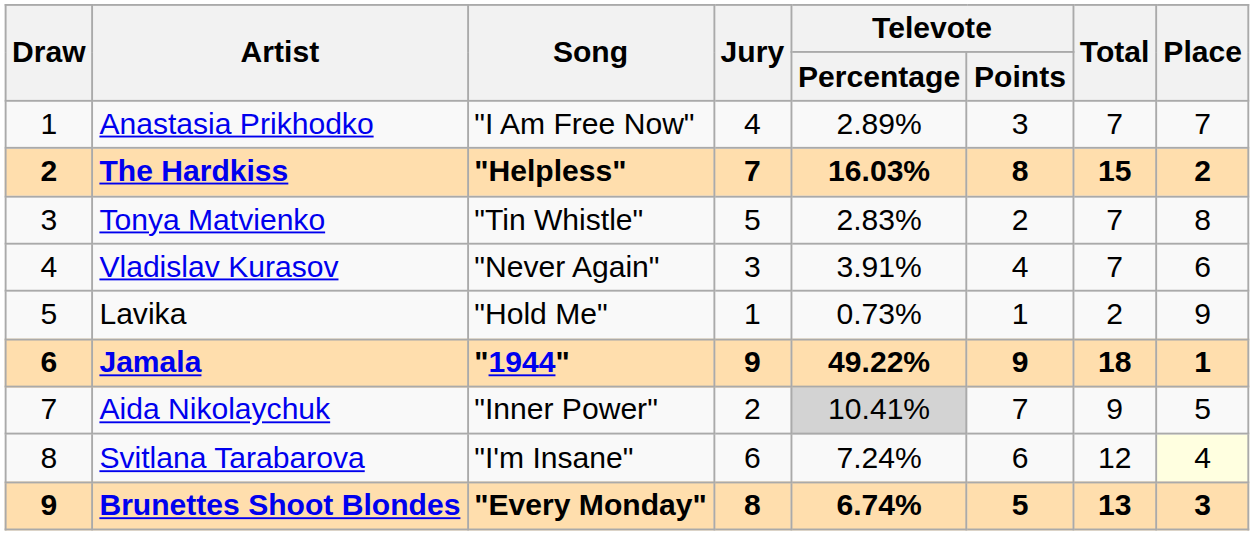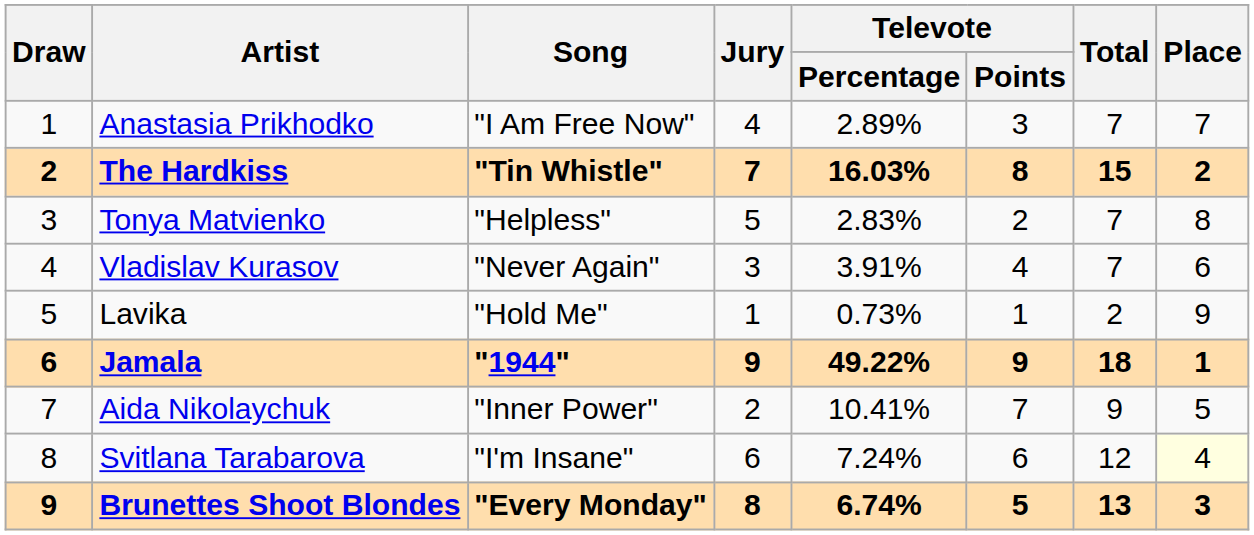(550, 171) "Helpless" -> (568, 171) "Tin Whistle"
(559, 219) "Tin Whistle" -> (543, 219) "Helpless"
(879, 409) lightgrey background -> (879, 409) no background
